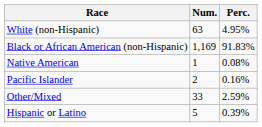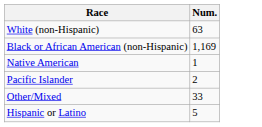- column: (238, 12)
